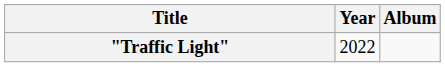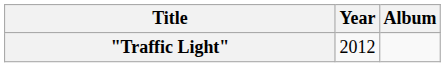(357, 47) 2022 -> (357, 47) 2012
